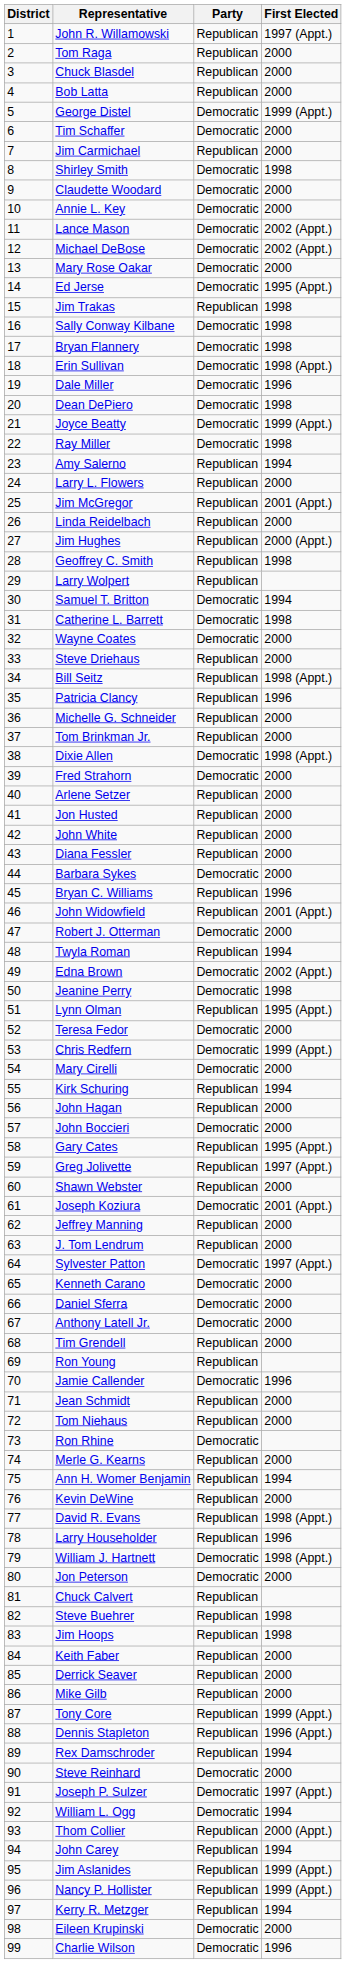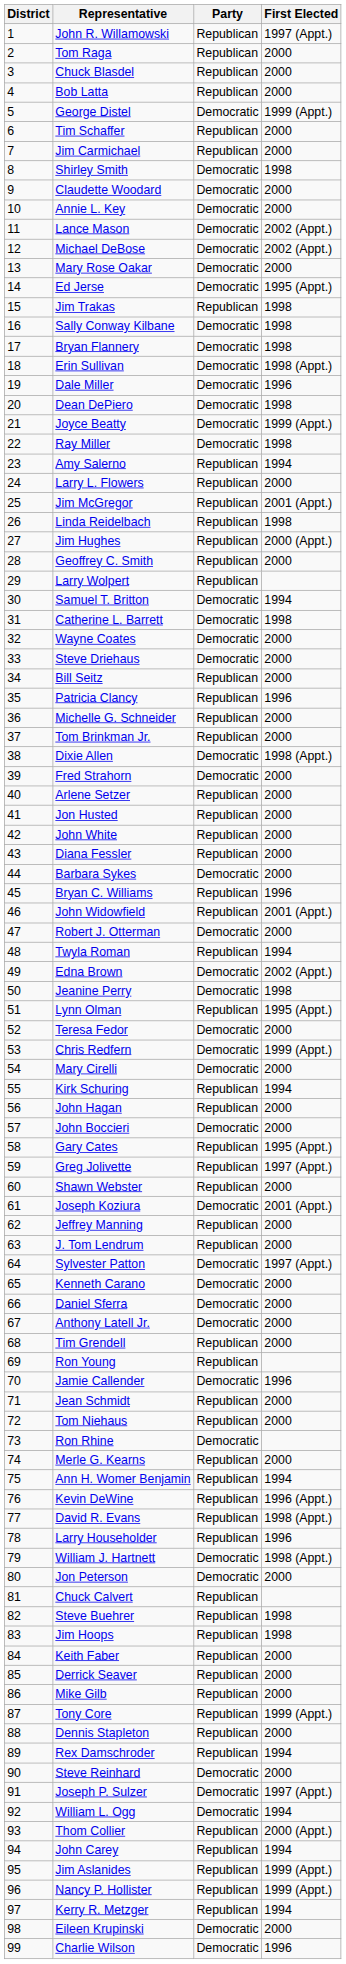(228, 131) Democratic -> (227, 131) Republican
(278, 522) 2000 -> (278, 522) 1998
(278, 561) 1998 -> (278, 561) 2000
(227, 659) Republican -> (228, 659) Democratic
(298, 678) 1998 (Appt.) -> (278, 678) 2000
(278, 1499) 2000 -> (298, 1499) 1996 (Appt.)
(298, 1733) 1996 (Appt.) -> (278, 1733) 2000
